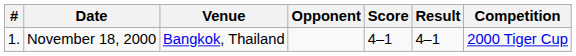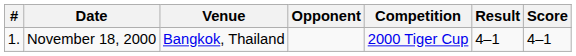columns swapped: (388, 16) <-> (518, 16)
